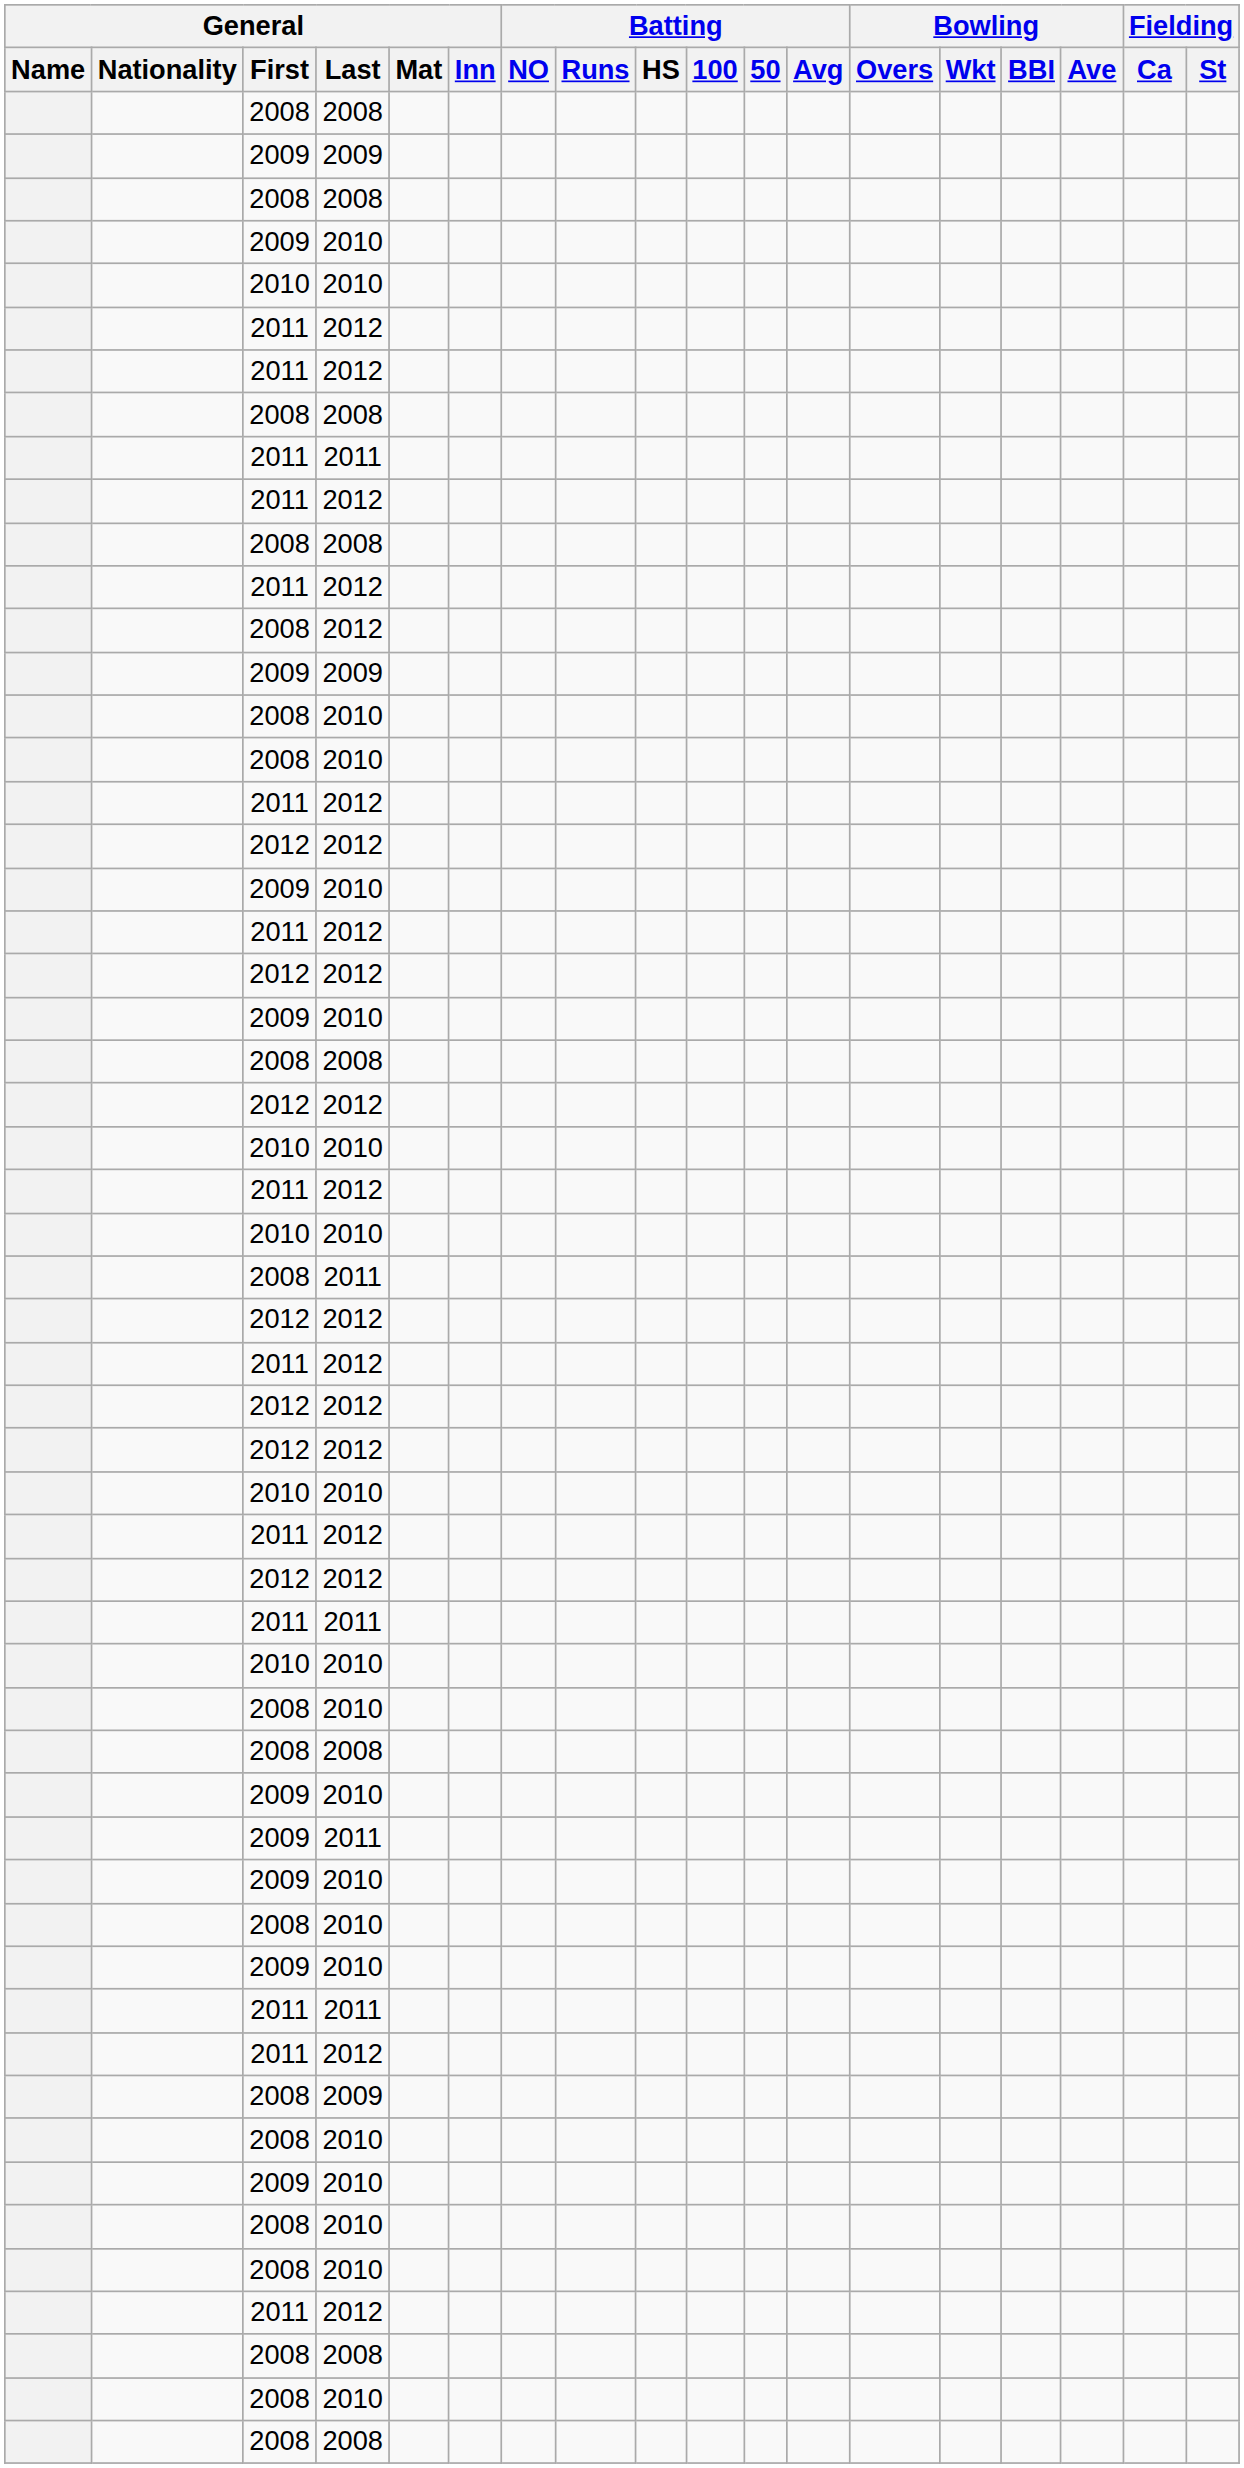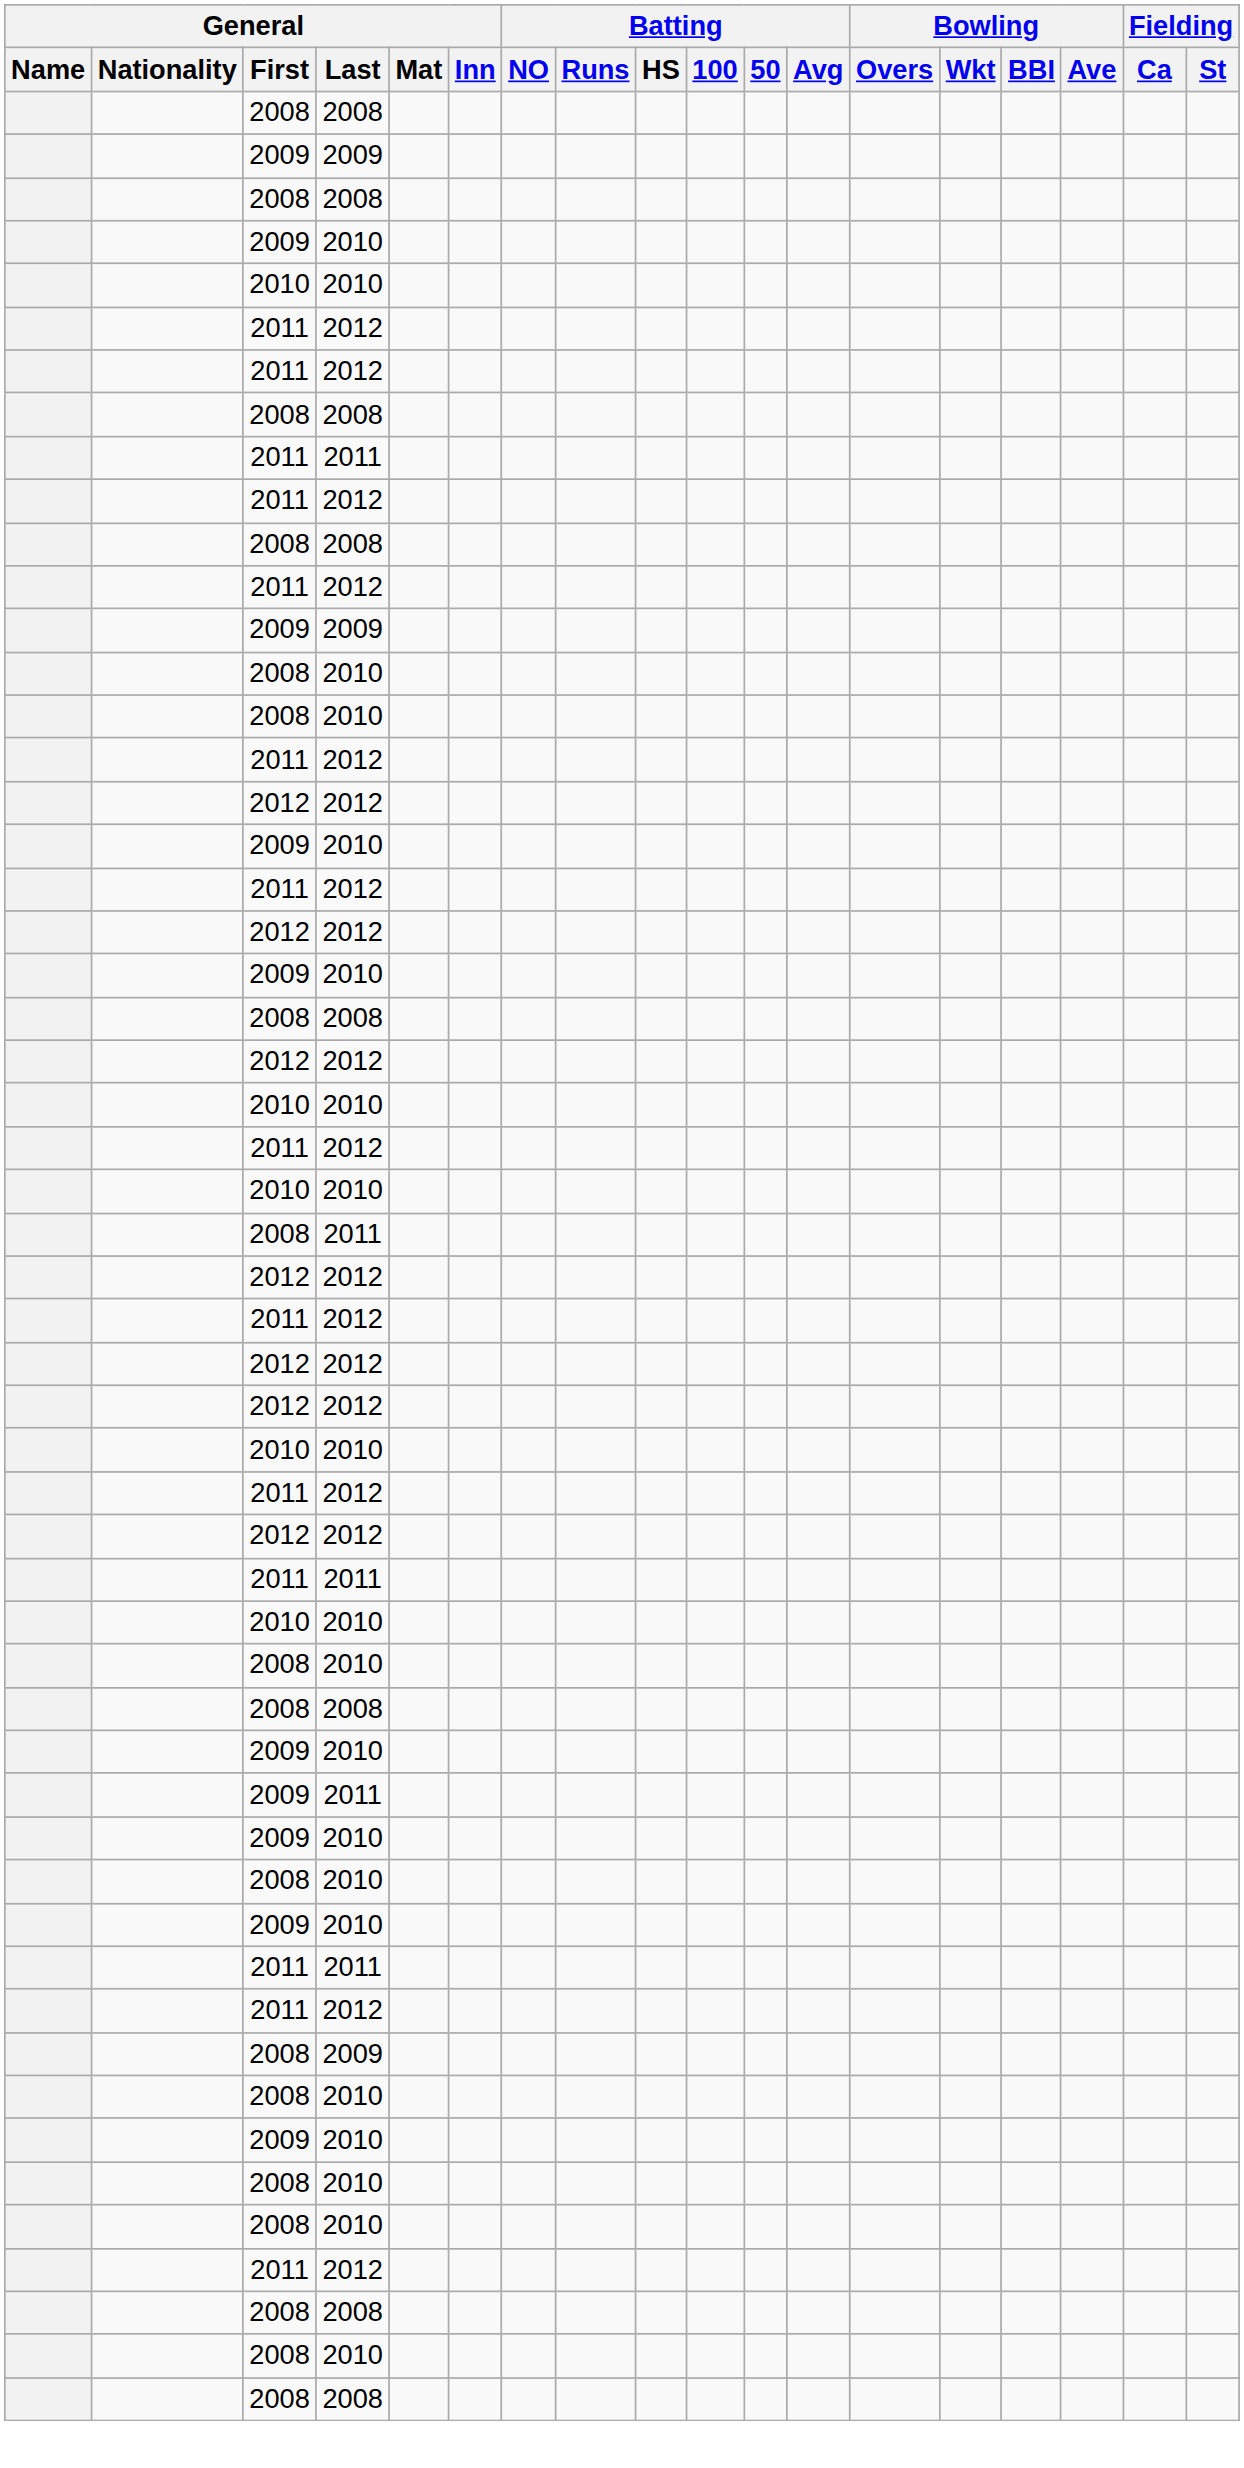- row: (280, 629)
